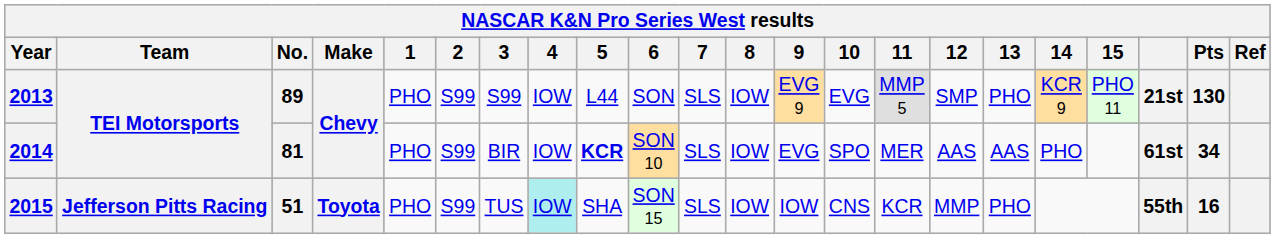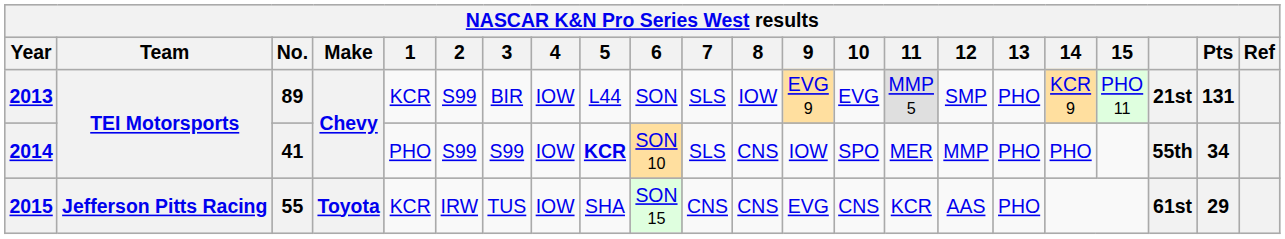(410, 96) PHO -> (410, 96) KCR
(504, 96) S99 -> (507, 96) BIR
(1209, 96) 130 -> (1218, 96) 131
(292, 151) 81 -> (292, 151) 41
(504, 151) BIR -> (507, 151) S99
(750, 151) IOW -> (758, 151) CNS
(799, 151) EVG -> (808, 151) IOW
(957, 151) AAS -> (966, 151) MMP
(1010, 151) AAS -> (1019, 151) PHO
(1163, 151) 61st -> (1173, 151) 55th
(292, 206) 51 -> (292, 206) 55
(410, 206) PHO -> (410, 206) KCR
(458, 206) S99 -> (459, 206) IRW
(552, 206) paleturquoise background -> (555, 206) no background
(702, 206) SLS -> (707, 206) CNS
(750, 206) IOW -> (758, 206) CNS
(799, 206) IOW -> (808, 206) EVG
(957, 206) MMP -> (966, 206) AAS
(1163, 206) 55th -> (1173, 206) 61st
(1209, 206) 16 -> (1218, 206) 29
